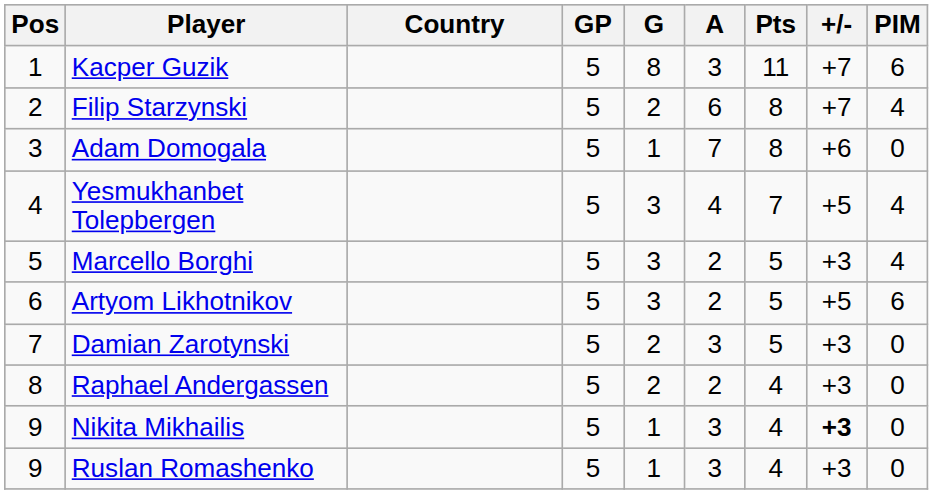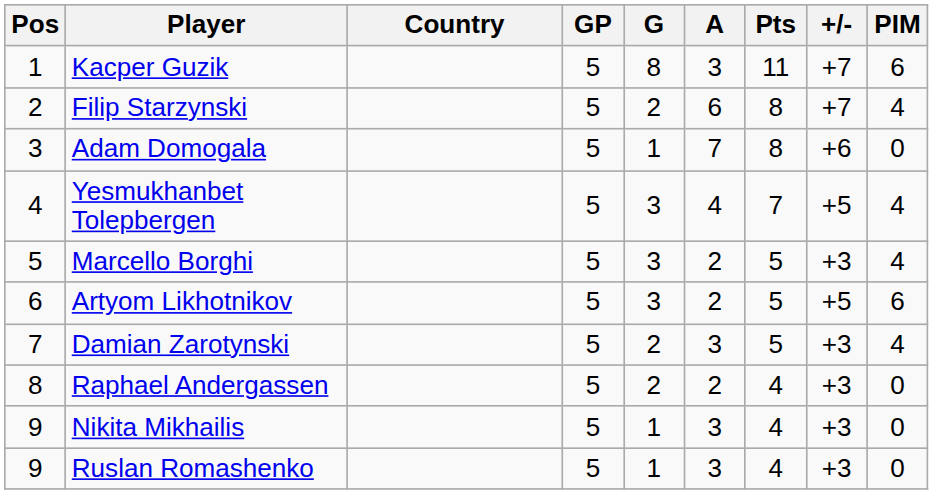(898, 344) 0 -> (898, 344) 4
(837, 426) bold -> (837, 426) normal
